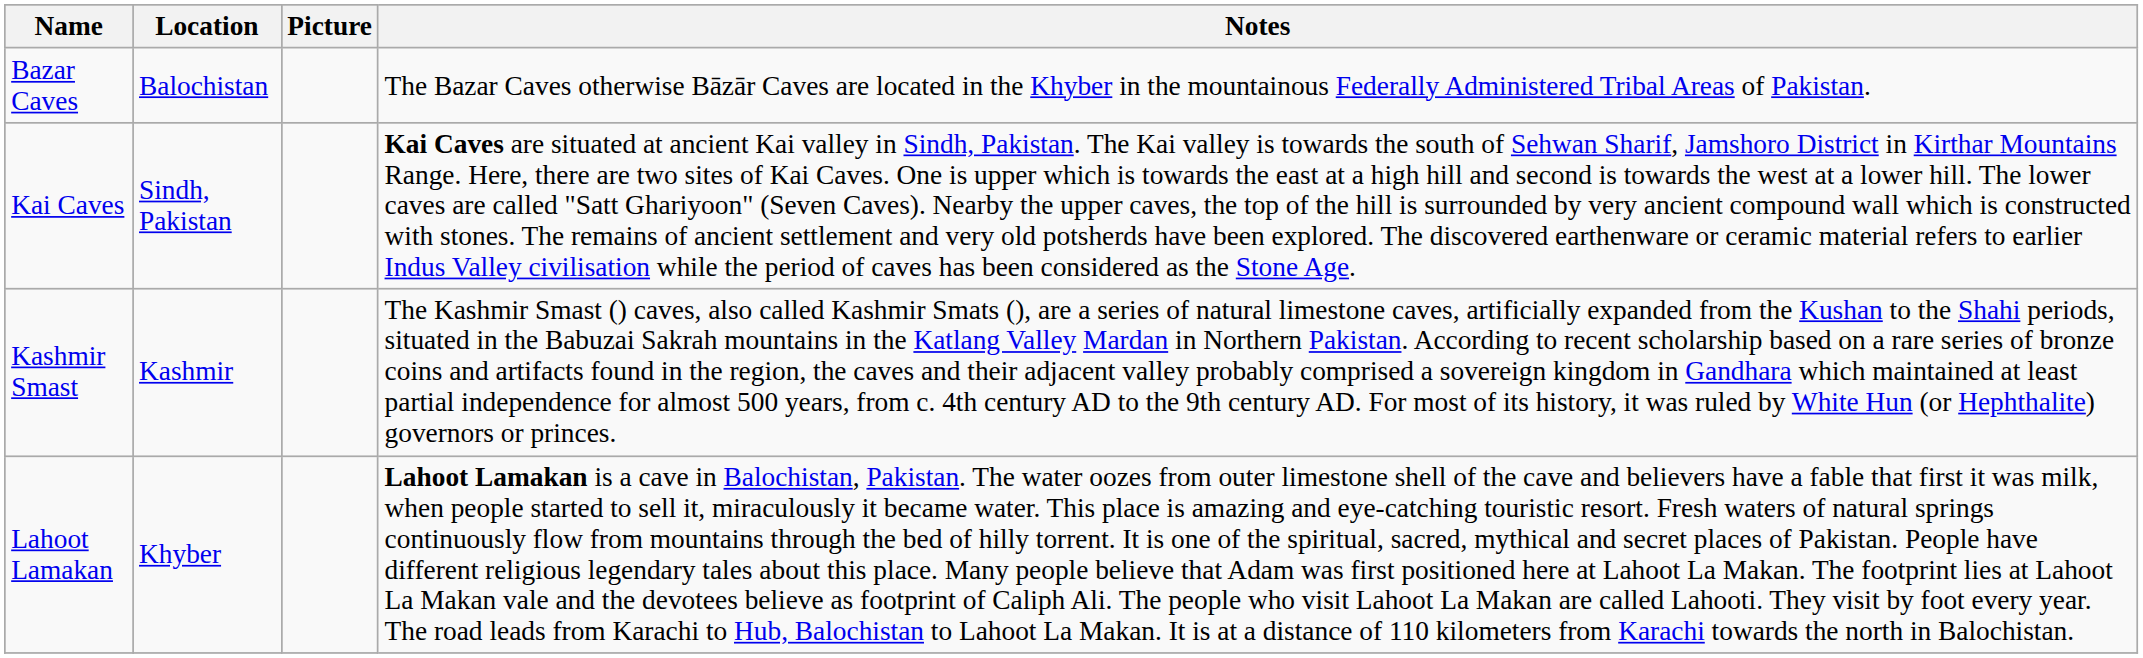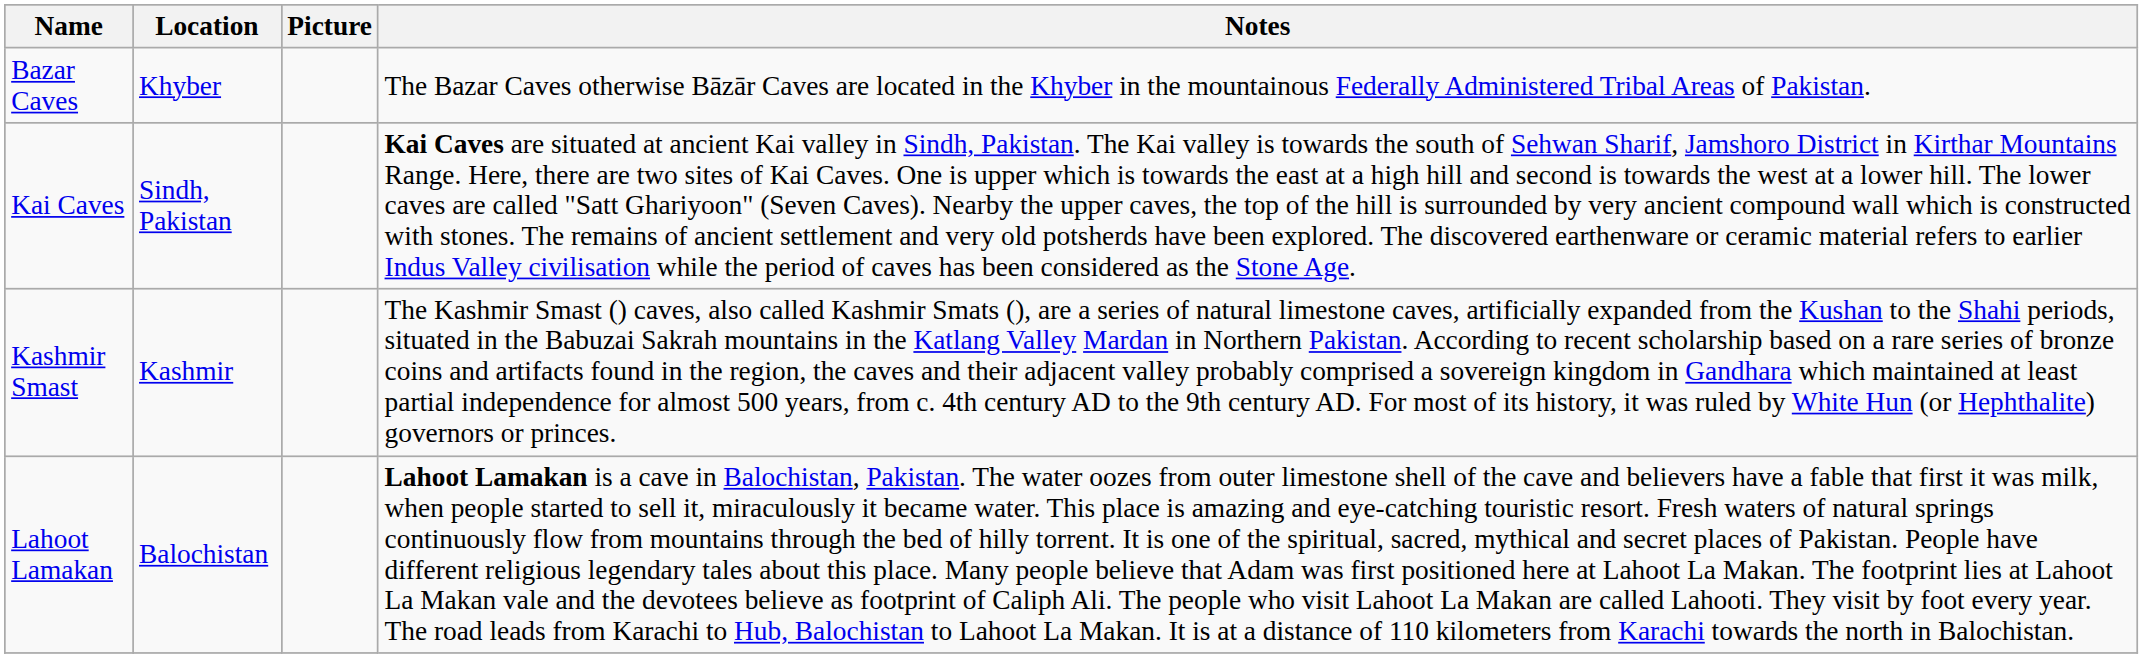(204, 84) Balochistan -> (180, 84) Khyber
(180, 553) Khyber -> (204, 553) Balochistan
